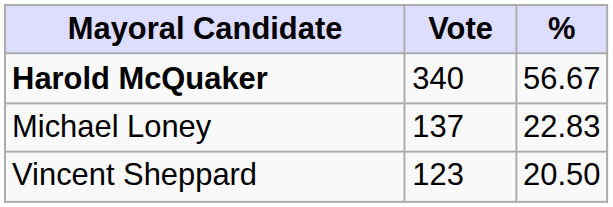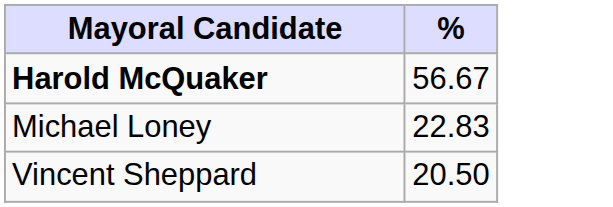- column: (461, 28)
